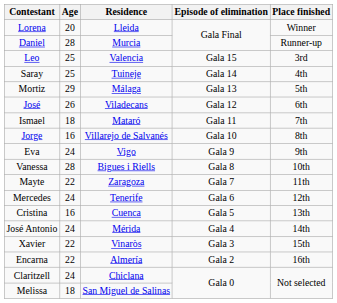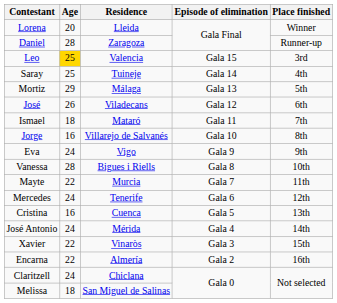(126, 43) Murcia -> (126, 43) Zaragoza
(70, 58) no background -> (70, 58) gold background
(126, 182) Zaragoza -> (126, 182) Murcia
